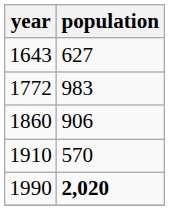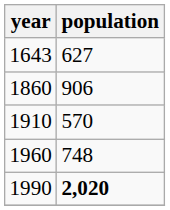- row: (31, 88)
+ row: (31, 155)
